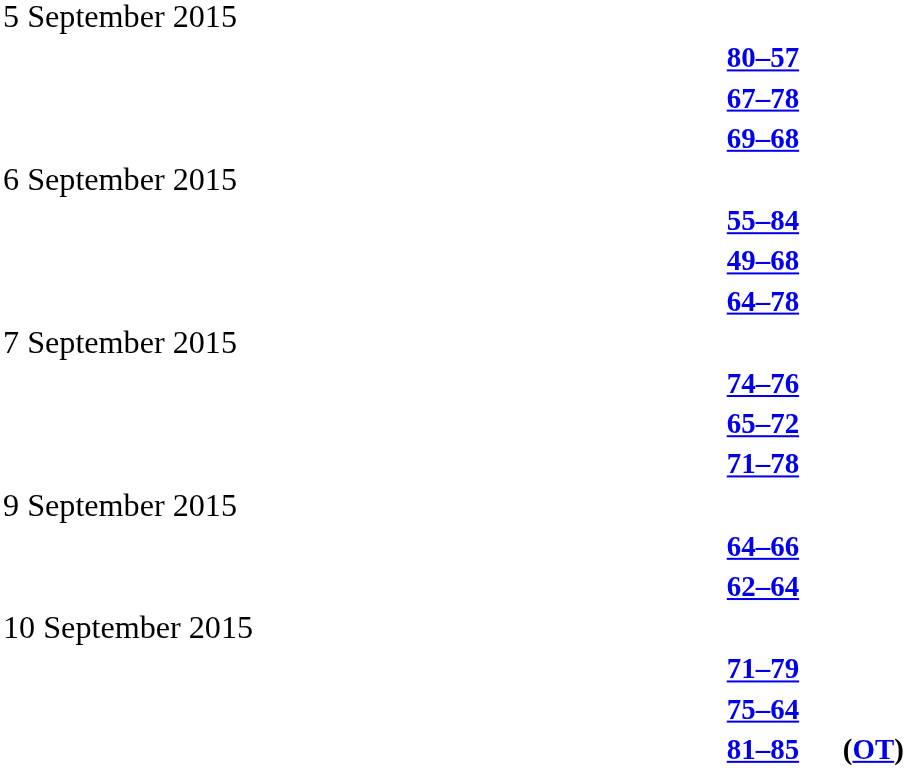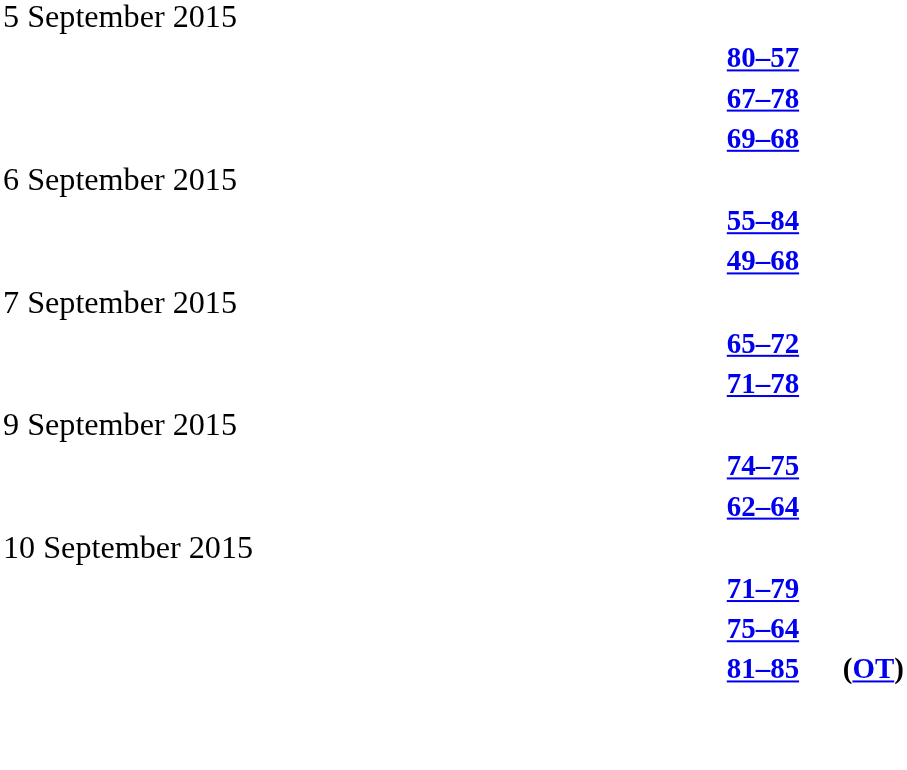- row: (317, 302)
- row: (317, 384)
- row: (317, 547)
+ row: (317, 466)
